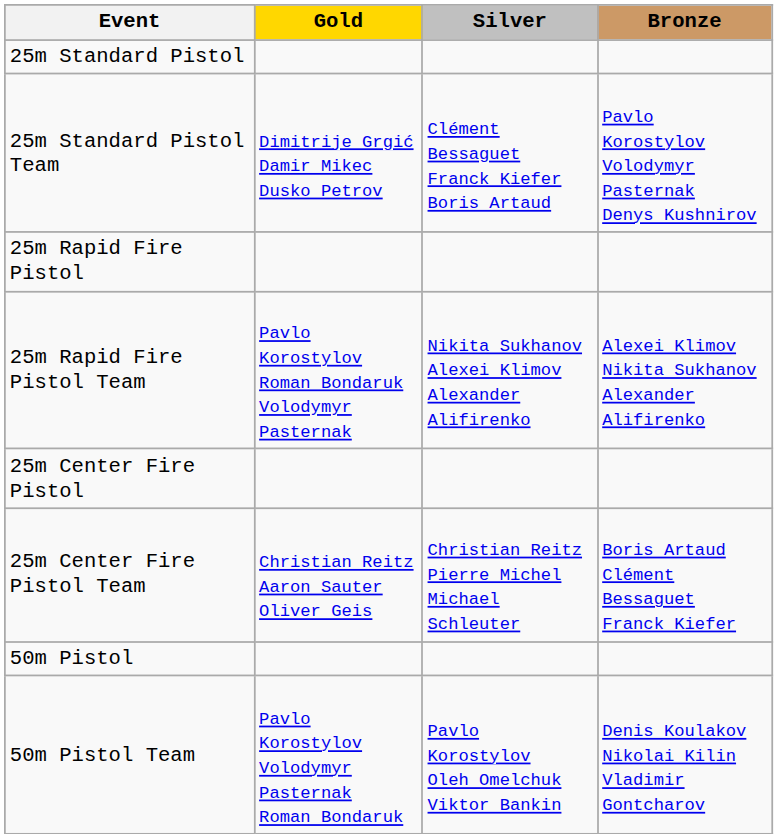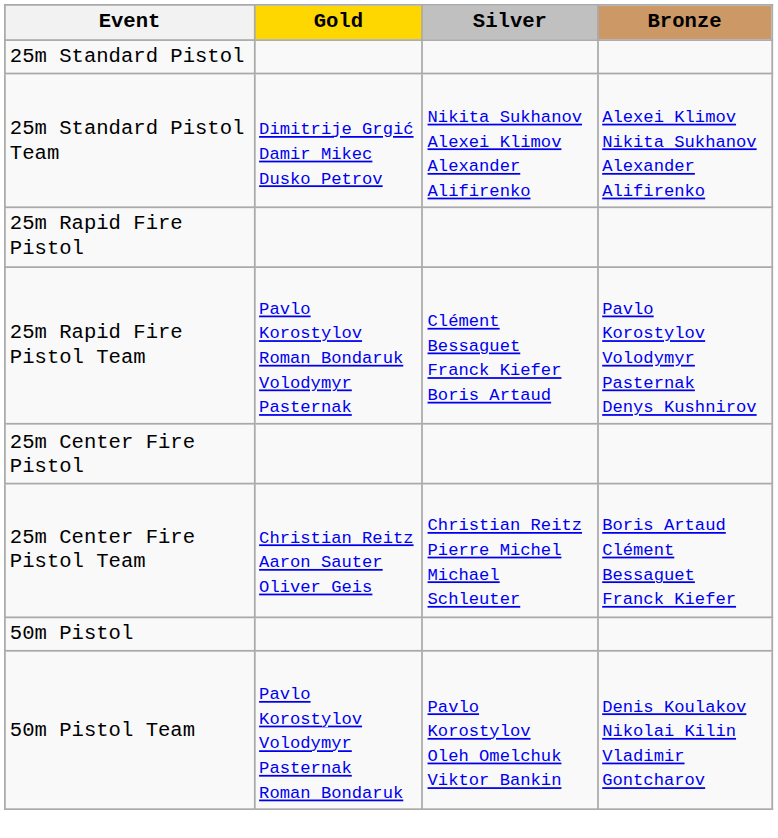(494, 166) Clément Bessaguet Franck Kiefer Boris Artaud -> (505, 154) Nikita Sukhanov Alexei Klimov Alexander Alifirenko
(679, 166) Pavlo Korostylov Volodymyr Pasternak Denys Kushnirov -> (679, 154) Alexei Klimov Nikita Sukhanov Alexander Alifirenko
(505, 383) Nikita Sukhanov Alexei Klimov Alexander Alifirenko -> (494, 358) Clément Bessaguet Franck Kiefer Boris Artaud
(679, 383) Alexei Klimov Nikita Sukhanov Alexander Alifirenko -> (679, 358) Pavlo Korostylov Volodymyr Pasternak Denys Kushnirov
